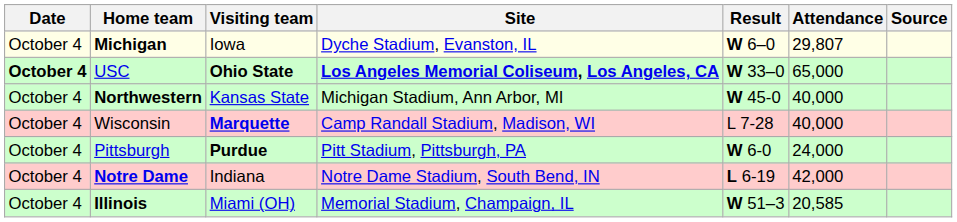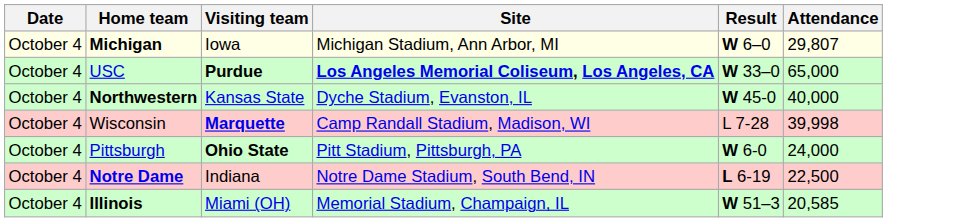- column: (919, 18)
(429, 44) Dyche Stadium, Evanston, IL -> (438, 44) Michigan Stadium, Ann Arbor, MI
(47, 71) bold -> (45, 71) normal
(251, 71) Ohio State -> (234, 71) Purdue
(442, 97) Michigan Stadium, Ann Arbor, MI -> (424, 97) Dyche Stadium, Evanston, IL
(818, 124) 40,000 -> (813, 124) 39,998
(238, 150) Purdue -> (247, 150) Ohio State
(818, 177) 42,000 -> (813, 177) 22,500
